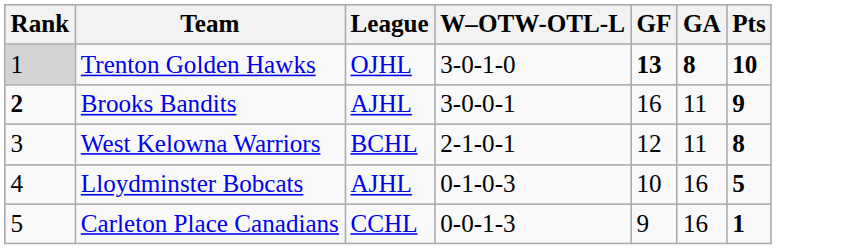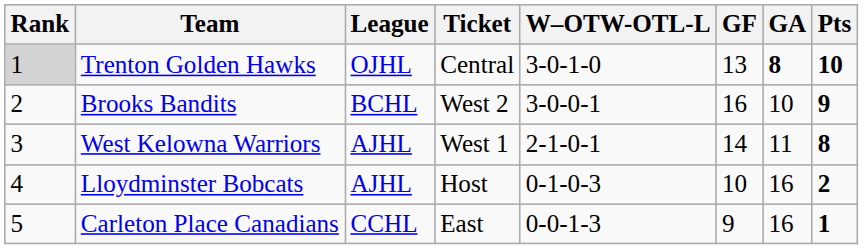+ column: (477, 24)
(649, 64) bold -> (735, 64) normal
(17, 104) bold -> (17, 104) normal
(381, 104) AJHL -> (384, 104) BCHL
(695, 104) 11 -> (781, 104) 10
(384, 143) BCHL -> (381, 143) AJHL
(649, 143) 12 -> (735, 143) 14
(738, 183) 5 -> (824, 183) 2
